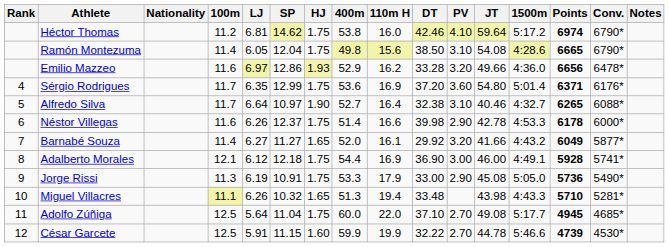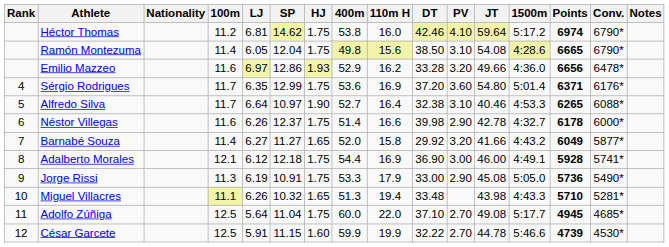(529, 104) 4:32.7 -> (529, 104) 4:53.3
(529, 123) 4:53.3 -> (529, 123) 4:32.7
(390, 141) 16.1 -> (390, 141) 15.8
